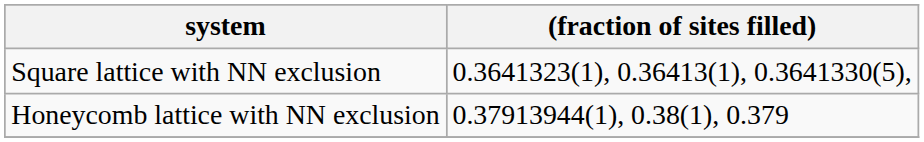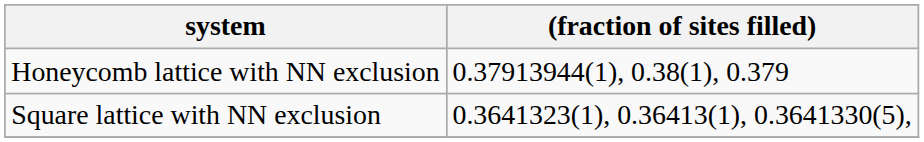rows swapped: (196, 70) <-> (225, 114)
